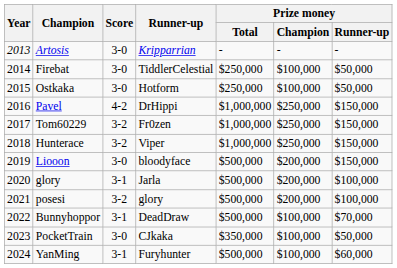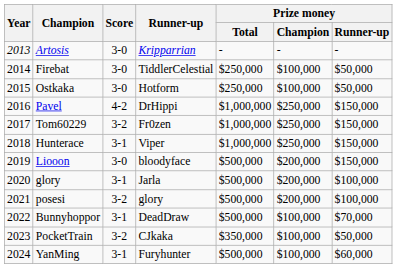(119, 143) 3-2 -> (119, 143) 3-1
(119, 236) 3-0 -> (119, 236) 3-2
